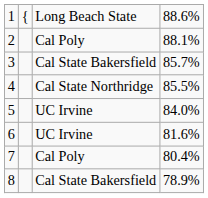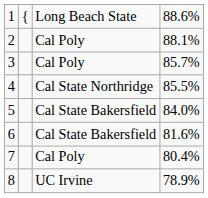(96, 63) Cal State Bakersfield -> (60, 63) Cal Poly
(64, 110) UC Irvine -> (96, 110) Cal State Bakersfield
(64, 134) UC Irvine -> (96, 134) Cal State Bakersfield
(96, 181) Cal State Bakersfield -> (64, 181) UC Irvine
